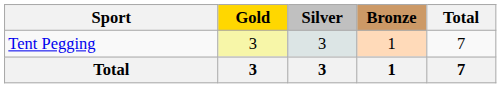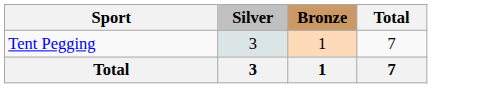- column: (253, 17)
